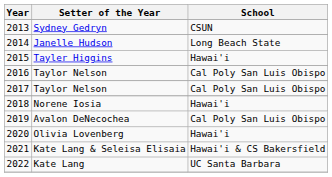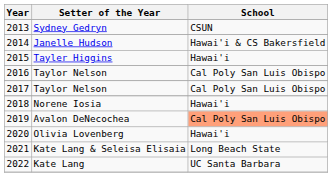(235, 42) Long Beach State -> (258, 42) Hawai'i & CS Bakersfield
(258, 119) no background -> (258, 119) lightsalmon background
(258, 149) Hawai'i & CS Bakersfield -> (235, 149) Long Beach State
